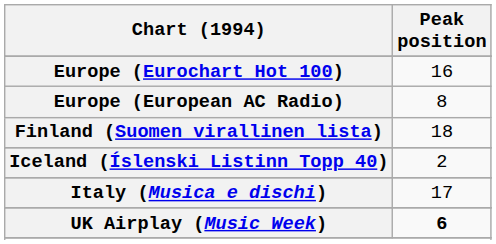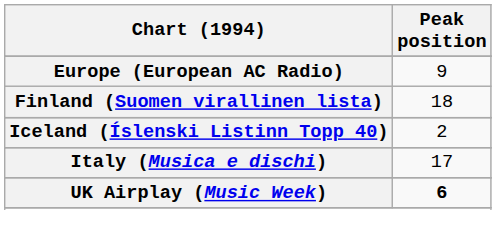- row: (199, 72)
(442, 102) 8 -> (442, 72) 9
